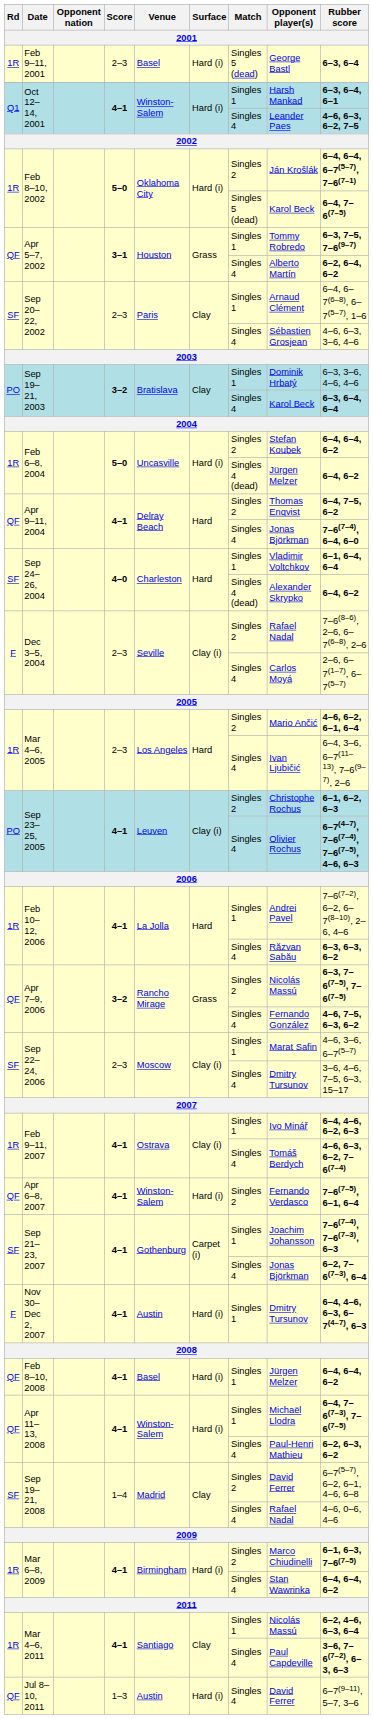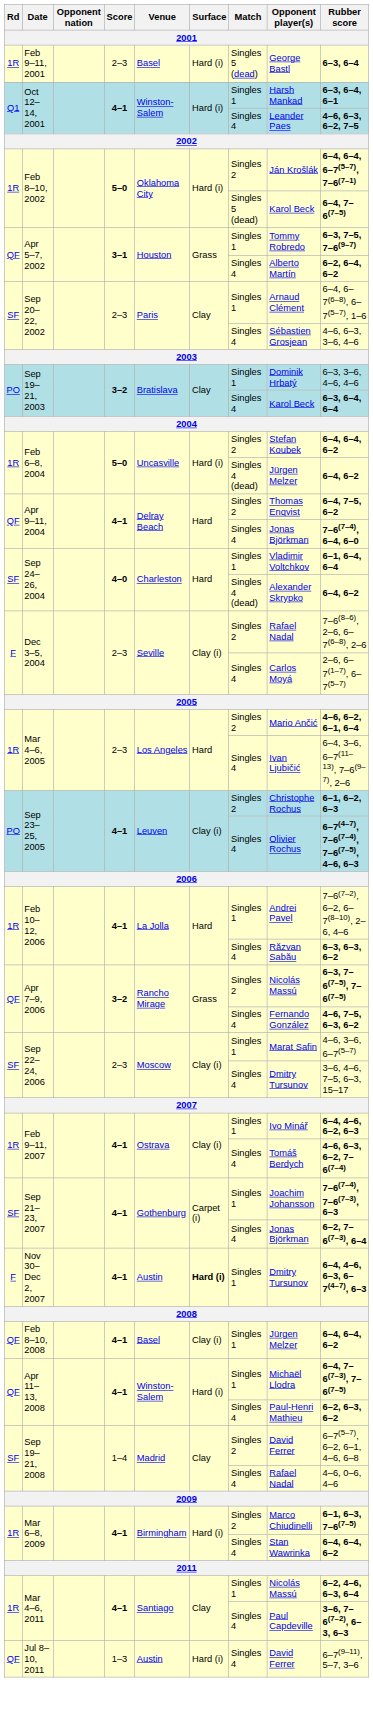- row: (35, 1196)
(208, 1313) normal -> (208, 1276) bold
(208, 1376) Hard (i) -> (207, 1339) Clay (i)
